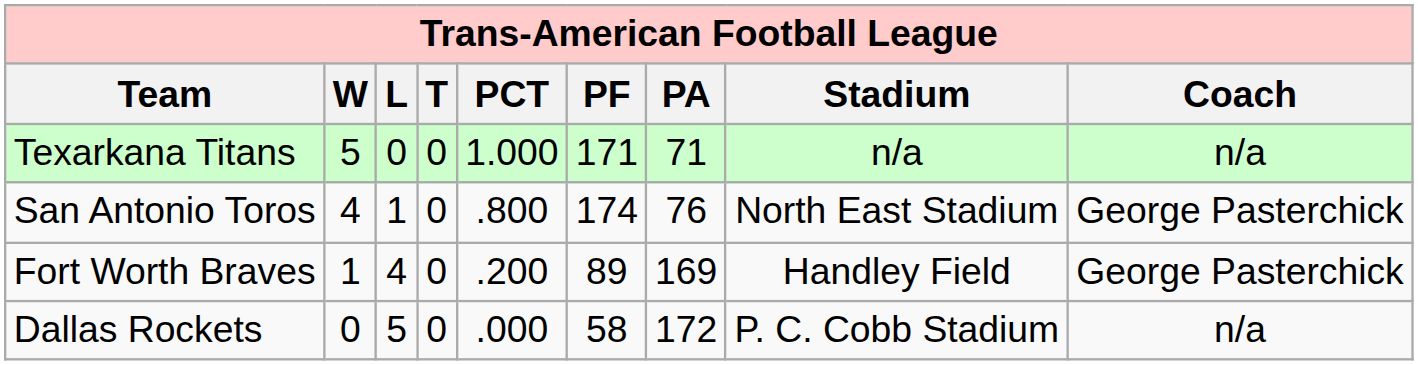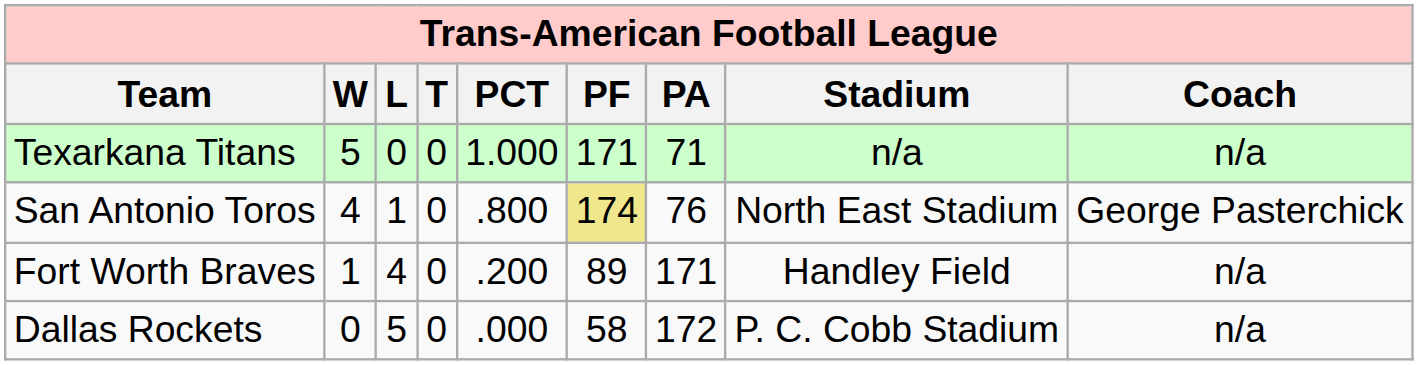(607, 211) no background -> (607, 211) khaki background
(686, 270) 169 -> (686, 270) 171
(1240, 270) George Pasterchick -> (1240, 270) n/a
